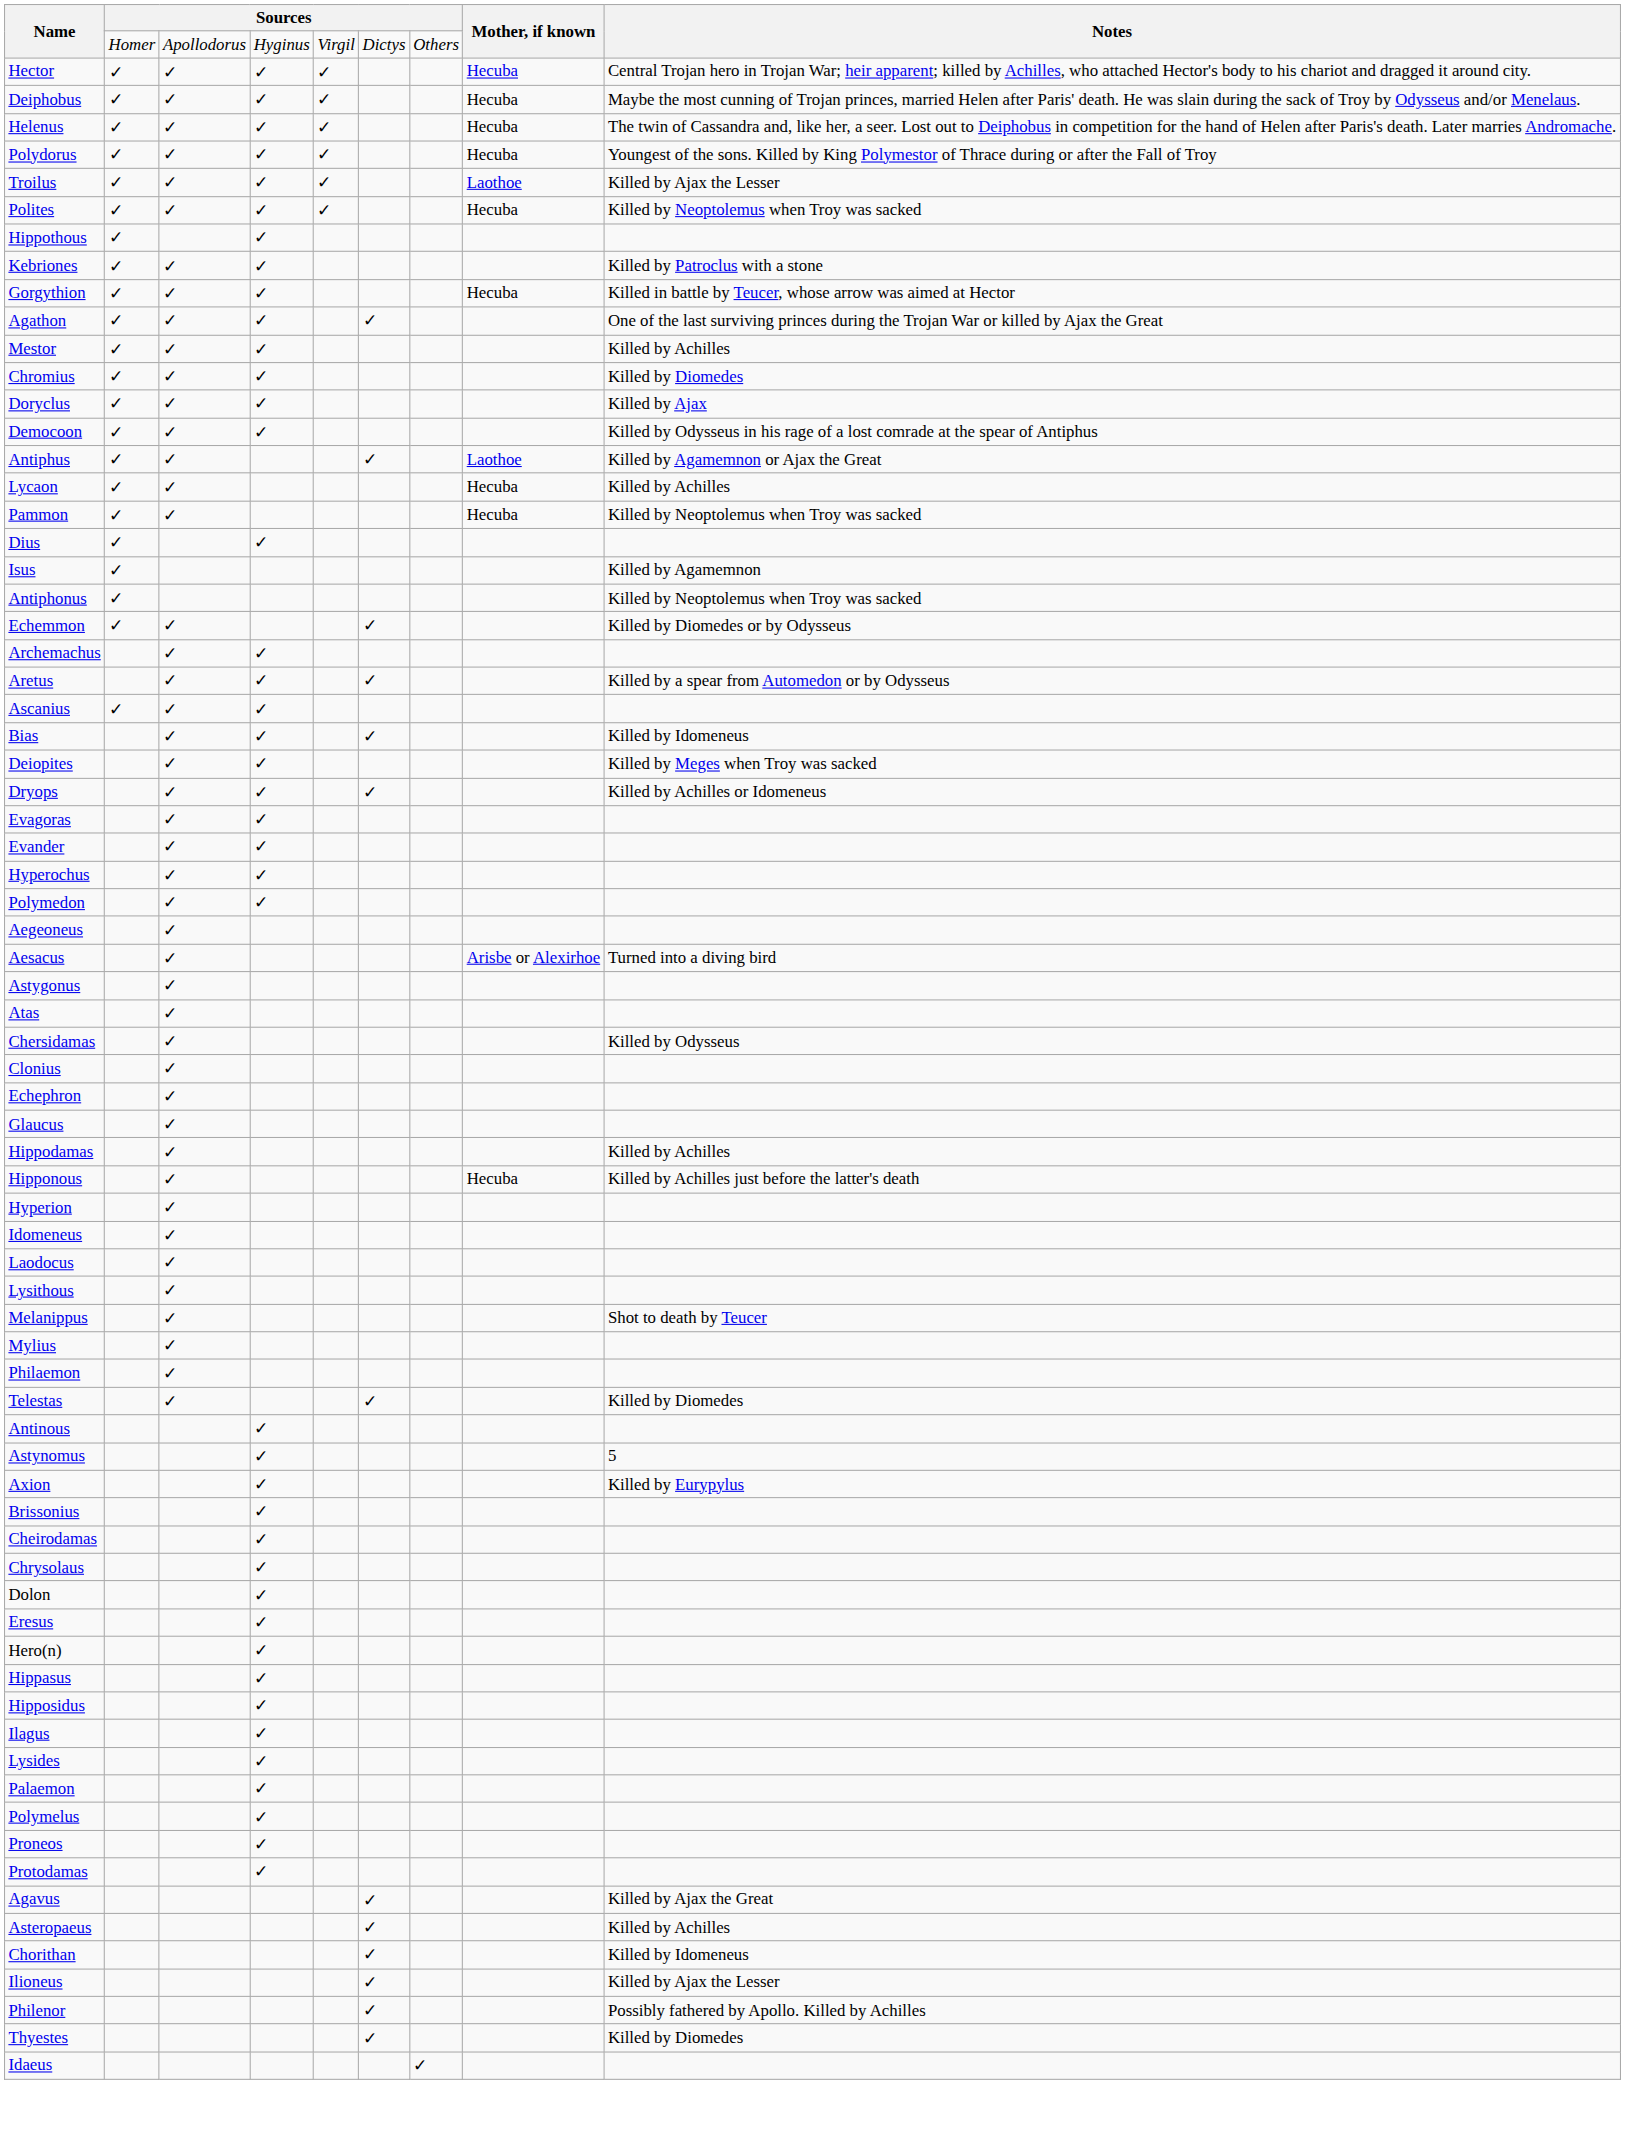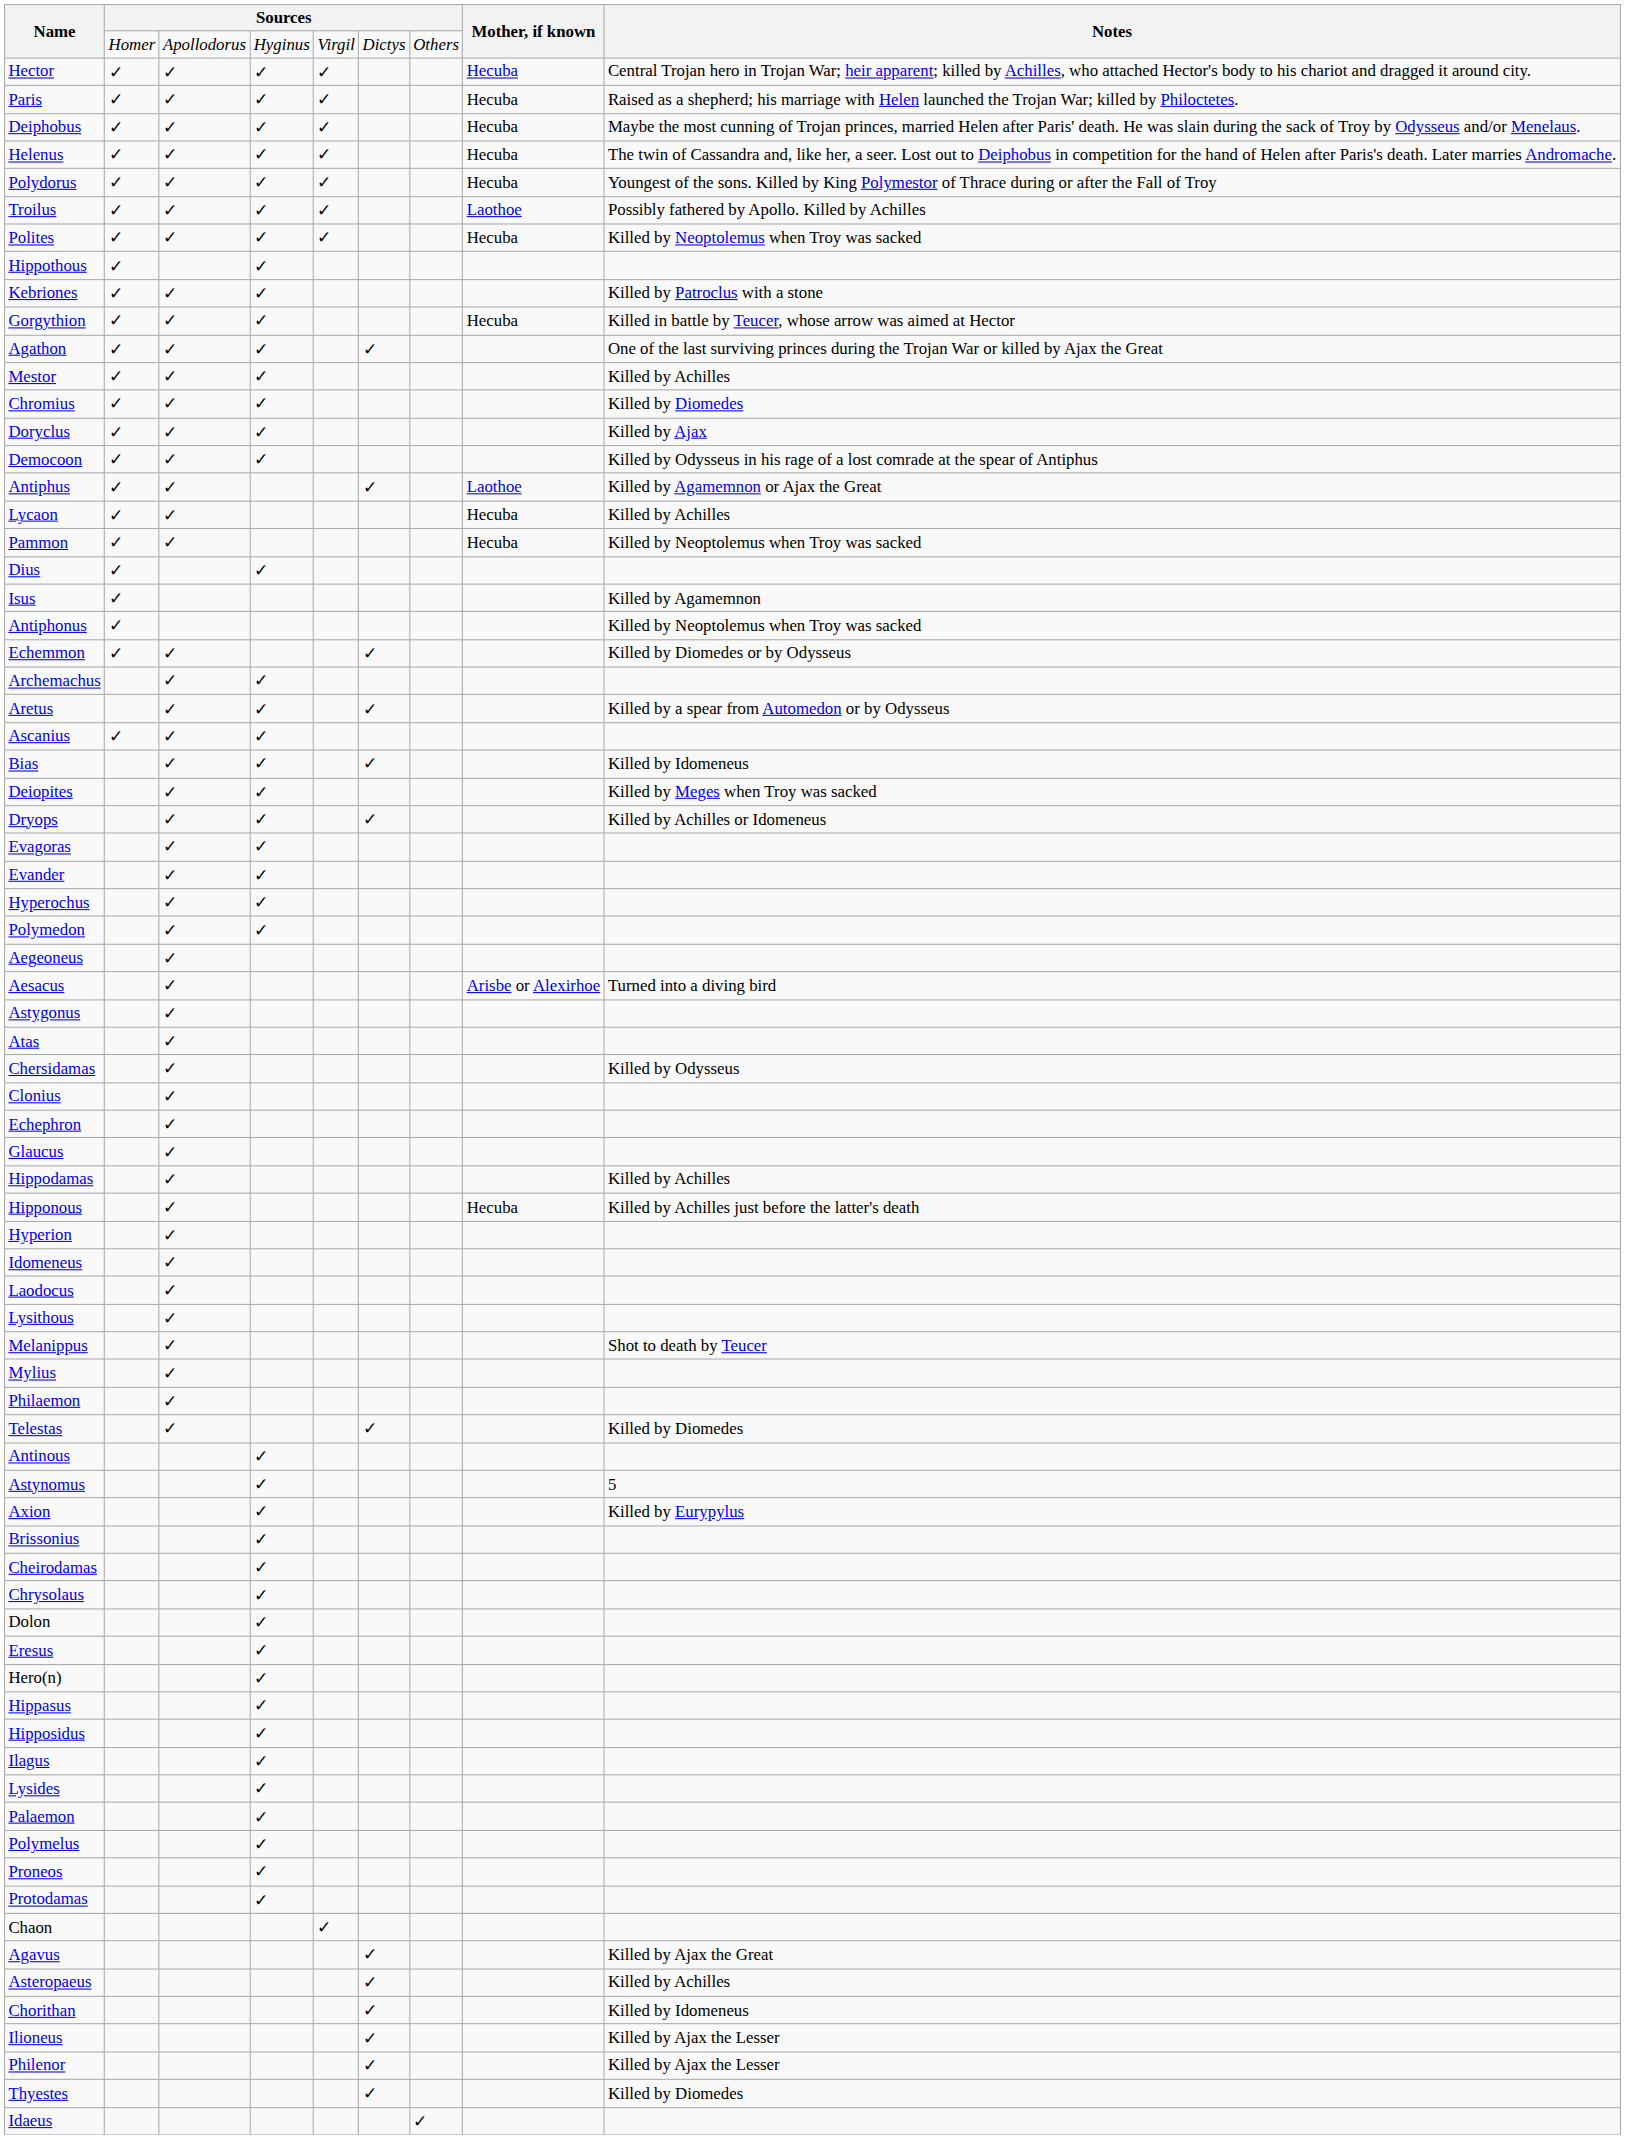+ row: (25, 99)
(694, 182) Killed by Ajax the Lesser -> (767, 210) Possibly fathered by Apollo. Killed by Achilles
+ row: (30, 1927)
(767, 2010) Possibly fathered by Apollo. Killed by Achilles -> (694, 2065) Killed by Ajax the Lesser
